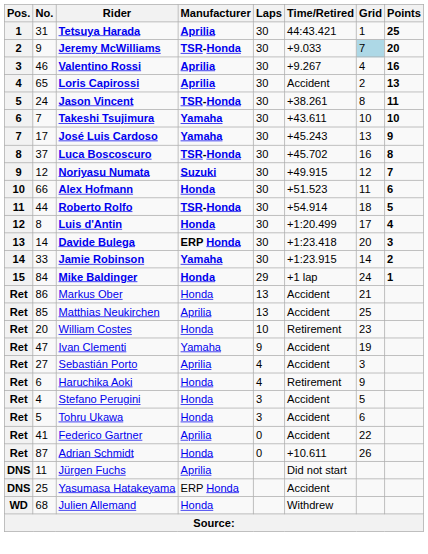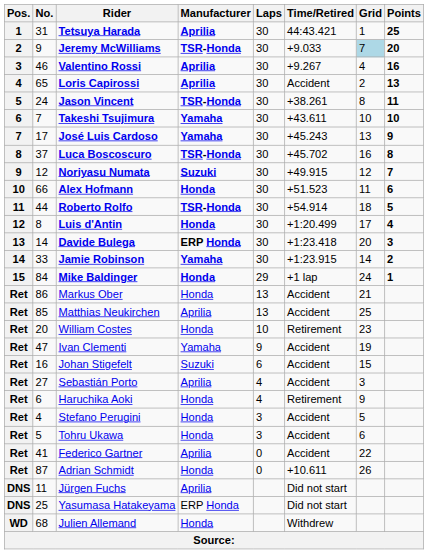+ row: (95, 365)
(308, 488) Accident -> (317, 505) Did not start
